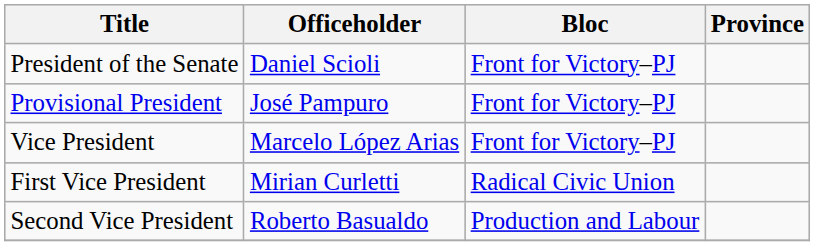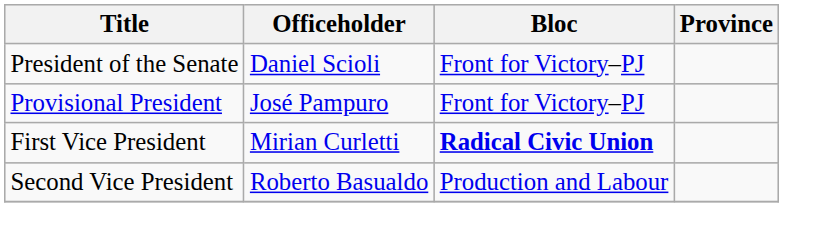- row: (82, 142)
(573, 181) normal -> (547, 142) bold
